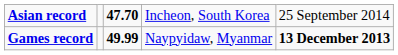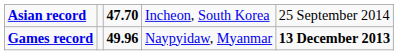(122, 38) 49.99 -> (122, 38) 49.96
